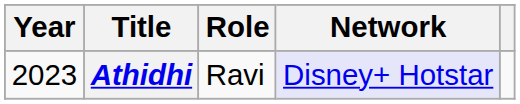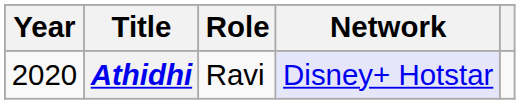(44, 74) 2023 -> (44, 74) 2020
